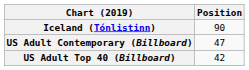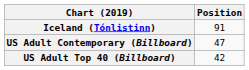(220, 27) 90 -> (220, 27) 91
